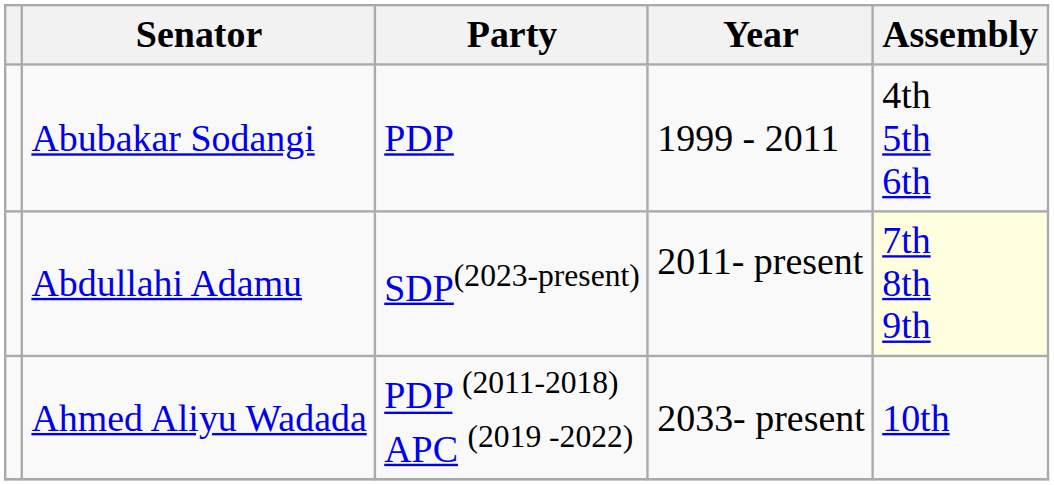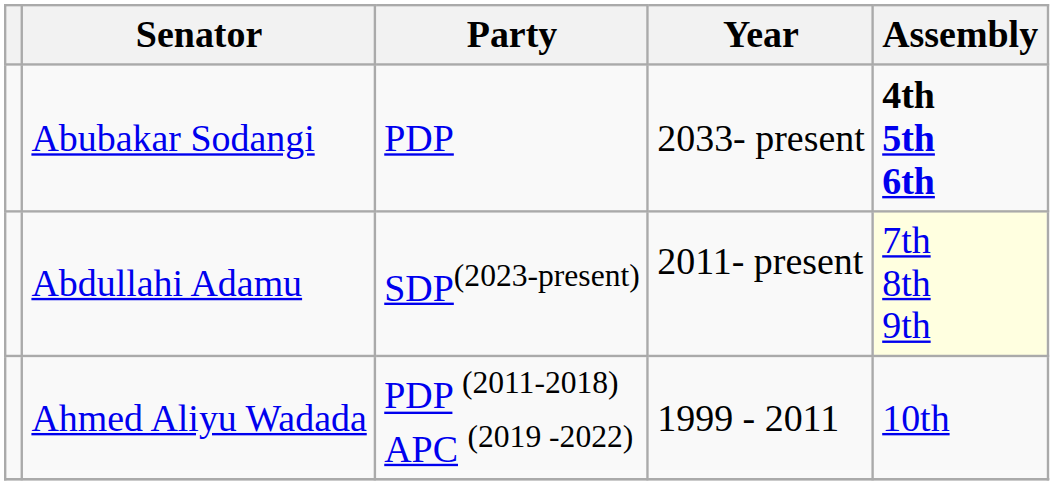(748, 137) 1999 - 2011 -> (761, 137) 2033- present
(906, 137) normal -> (909, 137) bold
(761, 417) 2033- present -> (748, 417) 1999 - 2011
